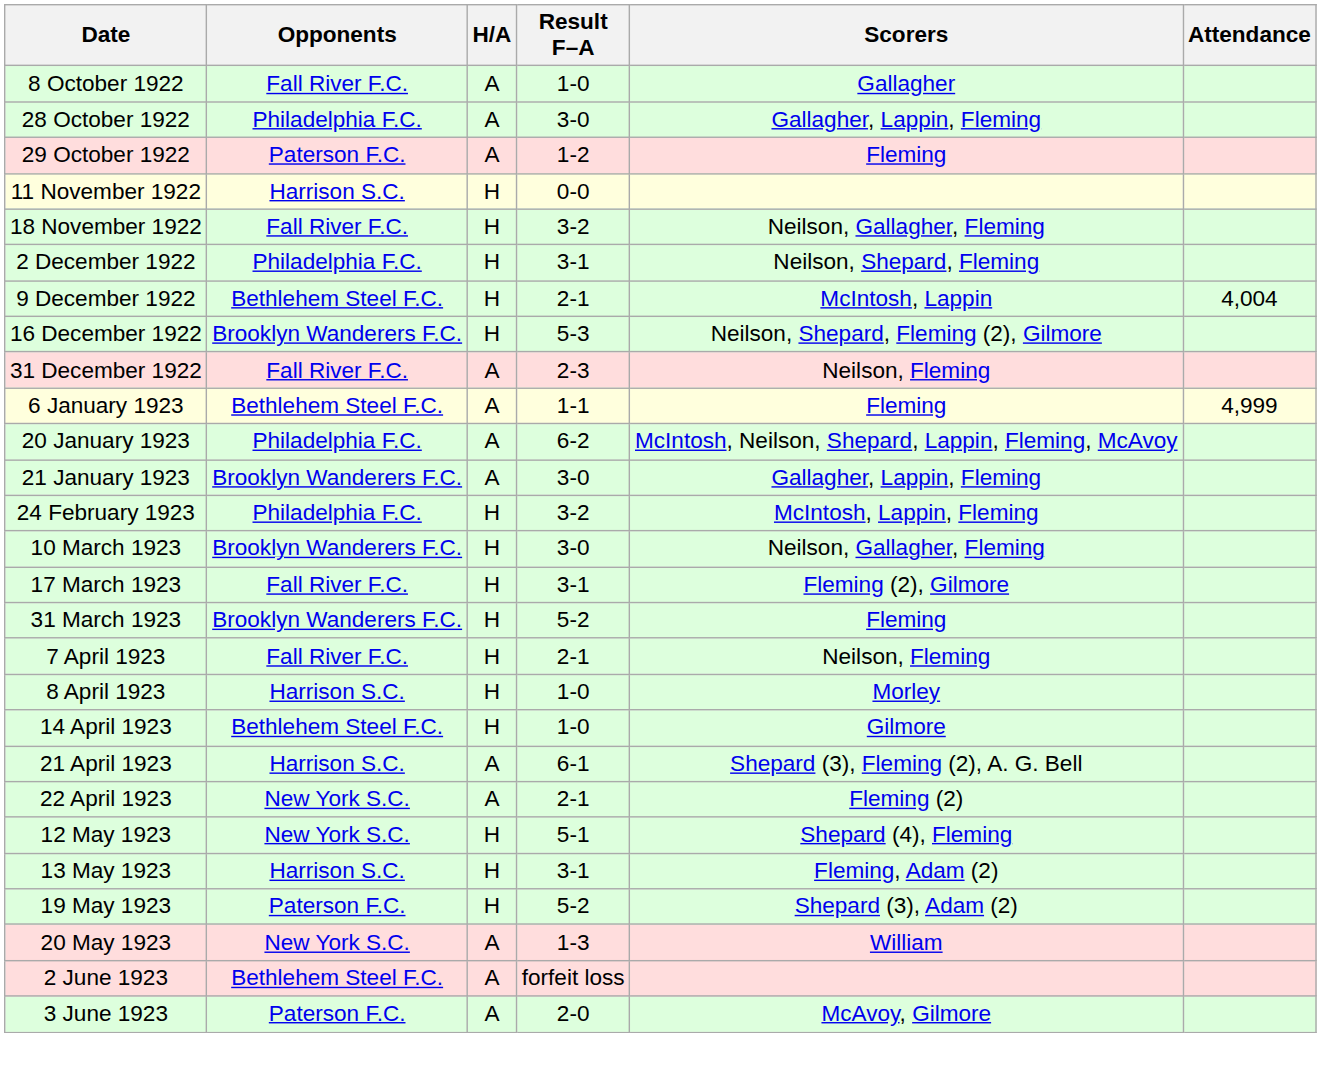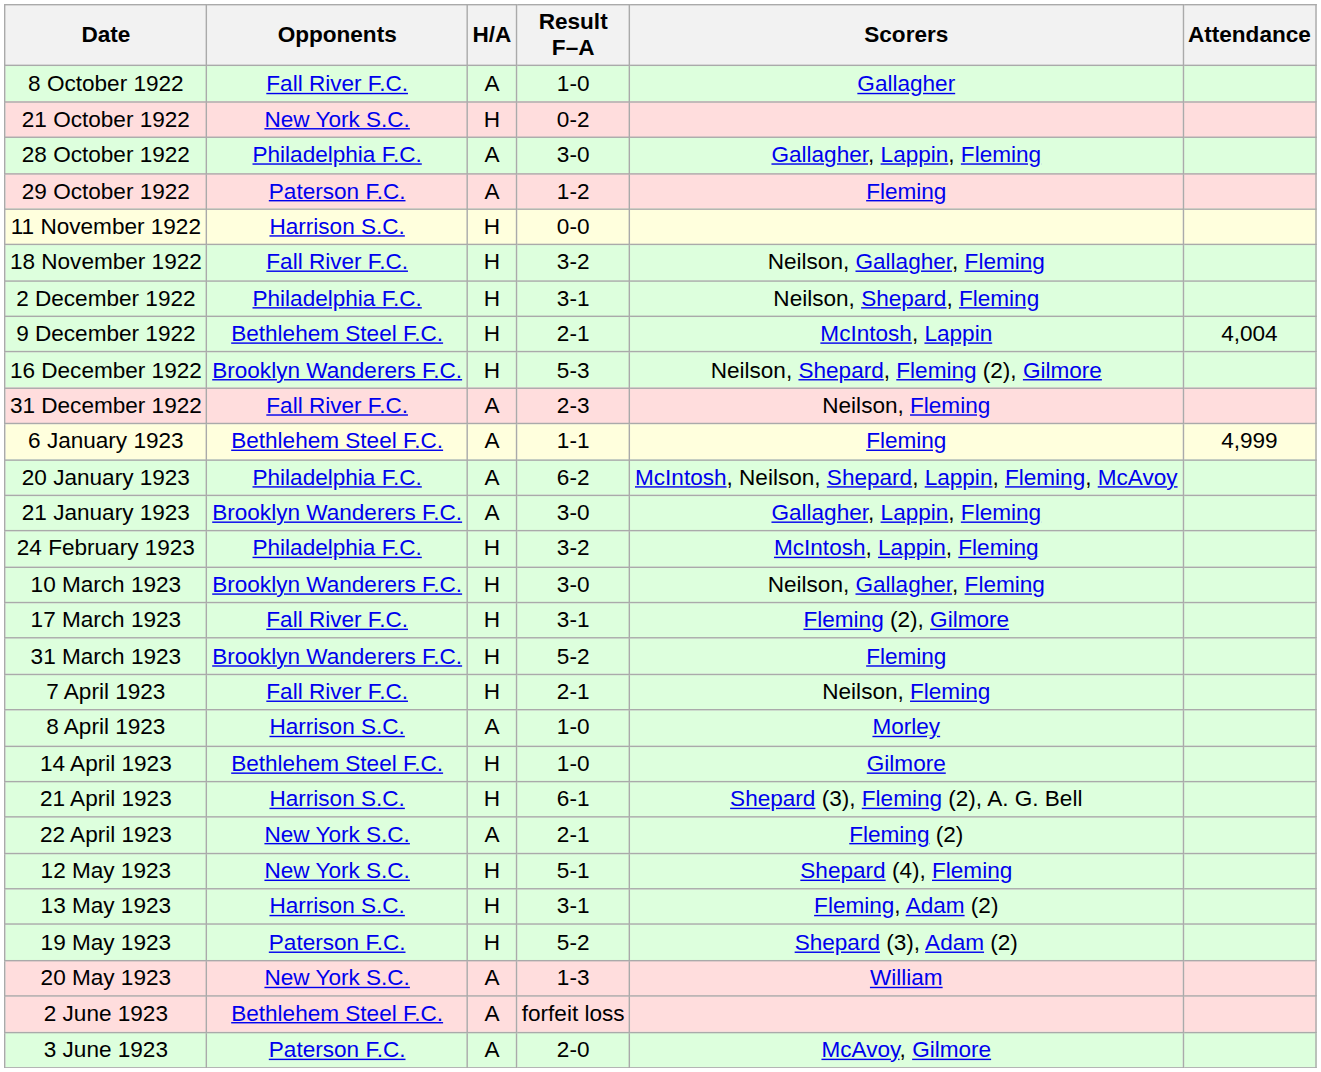+ row: (106, 119)
(492, 691) H -> (492, 727) A
(492, 763) A -> (492, 799) H
